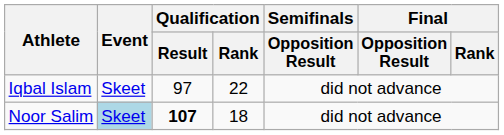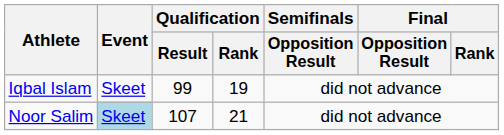(183, 89) 97 -> (183, 89) 99
(238, 89) 22 -> (238, 89) 19
(183, 116) bold -> (183, 116) normal
(238, 116) 18 -> (238, 116) 21
